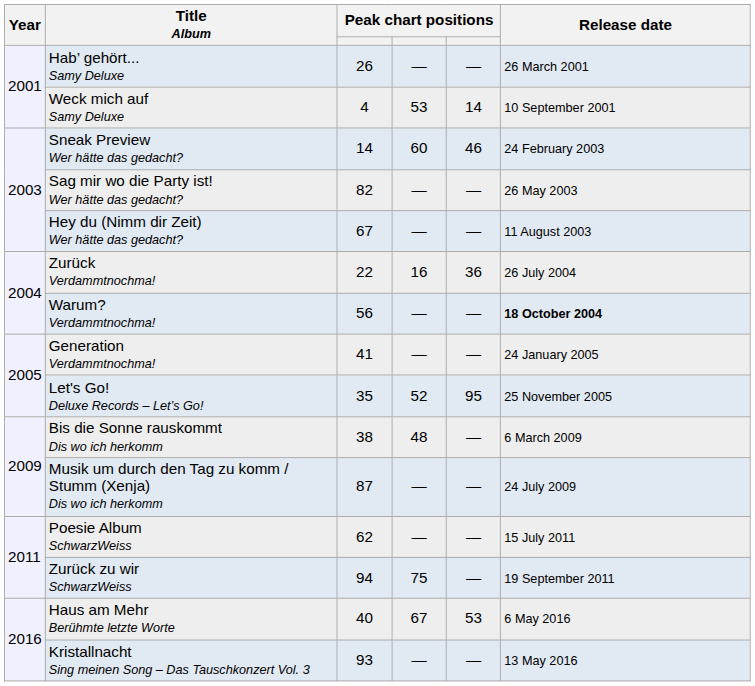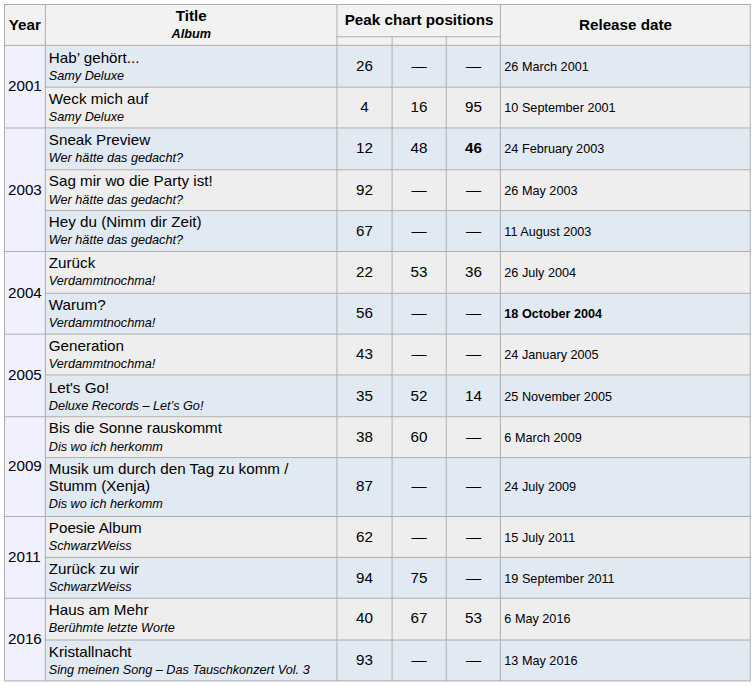(419, 107) 53 -> (419, 107) 16
(474, 107) 14 -> (474, 107) 95
(365, 148) 14 -> (365, 148) 12
(419, 148) 60 -> (419, 148) 48
(474, 148) normal -> (474, 148) bold
(365, 189) 82 -> (365, 189) 92
(419, 272) 16 -> (419, 272) 53
(365, 354) 41 -> (365, 354) 43
(474, 395) 95 -> (474, 395) 14
(419, 437) 48 -> (419, 437) 60
